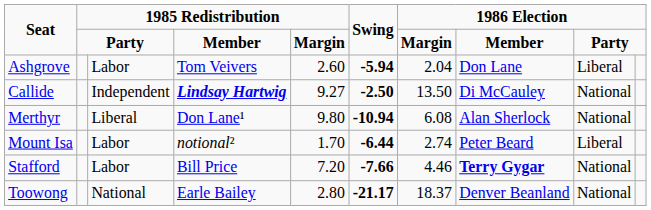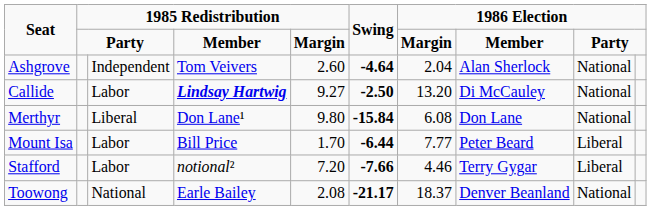(110, 67) Labor -> (131, 67) Independent
(377, 67) -5.94 -> (377, 67) -4.64
(491, 67) Don Lane -> (505, 67) Alan Sherlock
(600, 67) Liberal -> (604, 67) National
(131, 92) Independent -> (110, 92) Labor
(434, 92) 13.50 -> (434, 92) 13.20
(373, 117) -10.94 -> (373, 117) -15.84
(505, 117) Alan Sherlock -> (491, 117) Don Lane
(206, 142) notional² -> (207, 142) Bill Price
(438, 142) 2.74 -> (438, 142) 7.77
(207, 167) Bill Price -> (206, 167) notional²
(502, 167) bold -> (498, 167) normal
(604, 167) National -> (600, 167) Liberal
(331, 192) 2.80 -> (331, 192) 2.08
